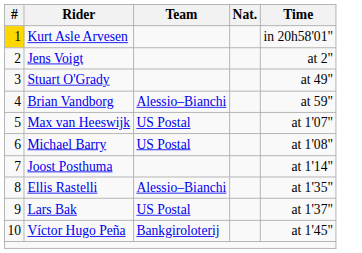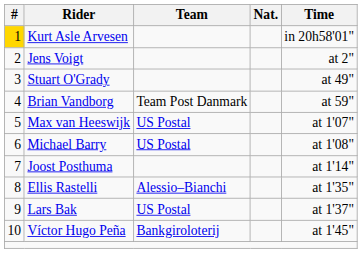(181, 101) Alessio–Bianchi -> (192, 101) Team Post Danmark
